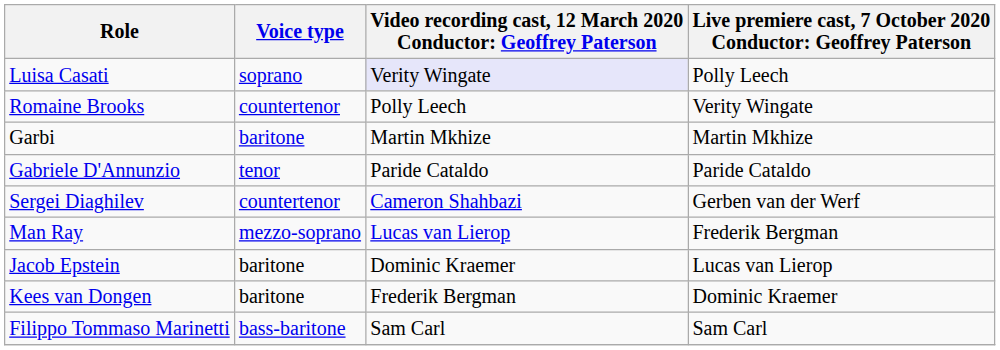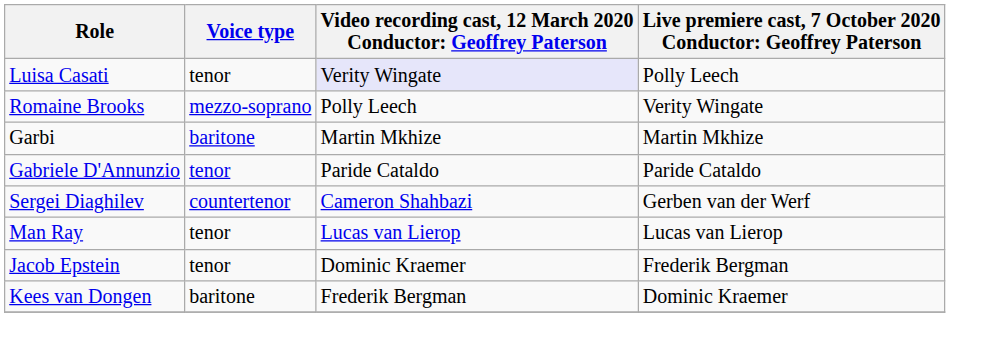(271, 74) soprano -> (210, 74) tenor
(289, 106) countertenor -> (250, 106) mezzo-soprano
(300, 233) mezzo-soprano -> (210, 233) tenor
(765, 233) Frederik Bergman -> (713, 233) Lucas van Lierop
(272, 264) baritone -> (210, 264) tenor
(762, 264) Lucas van Lierop -> (716, 264) Frederik Bergman
- row: (119, 328)
